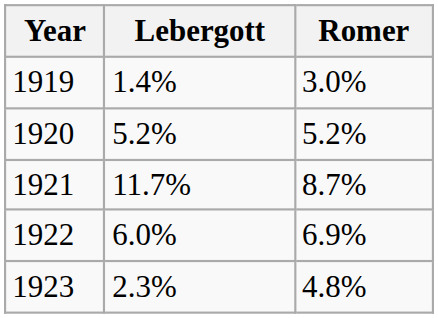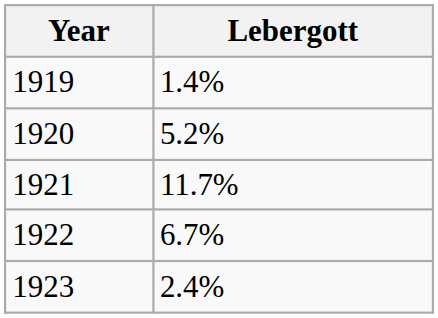- column: (364, 30)
(144, 235) 6.0% -> (192, 235) 6.7%
(144, 286) 2.3% -> (192, 286) 2.4%
